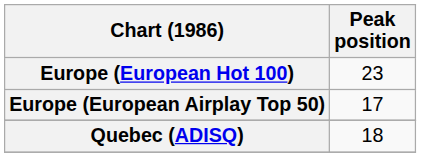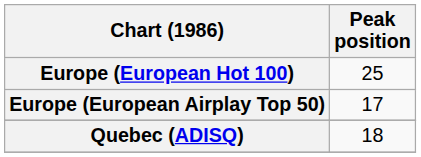(372, 73) 23 -> (372, 73) 25
